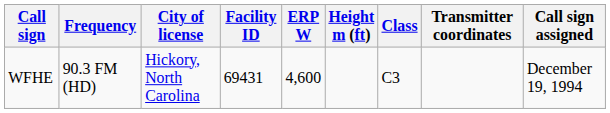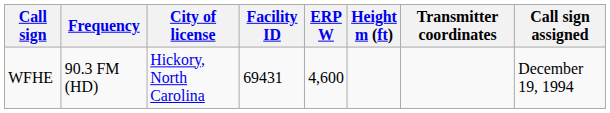- column: (400, 25)
